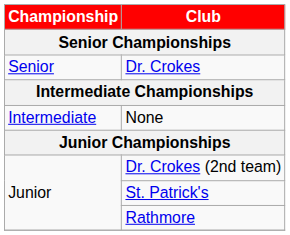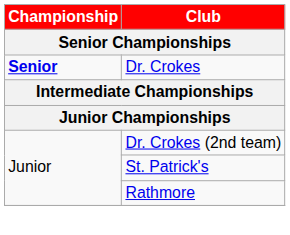(31, 67) normal -> (33, 67) bold
- row: (144, 117)
